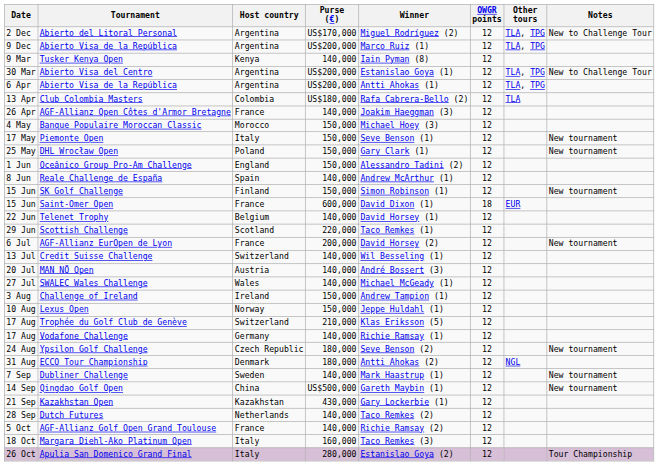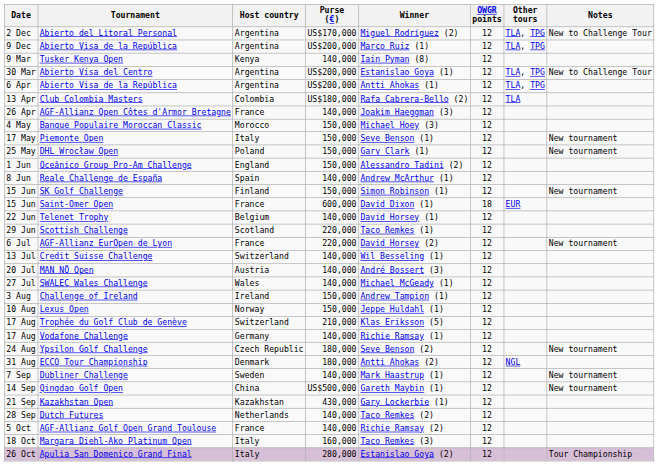(339, 244) 200,000 -> (339, 244) 220,000
